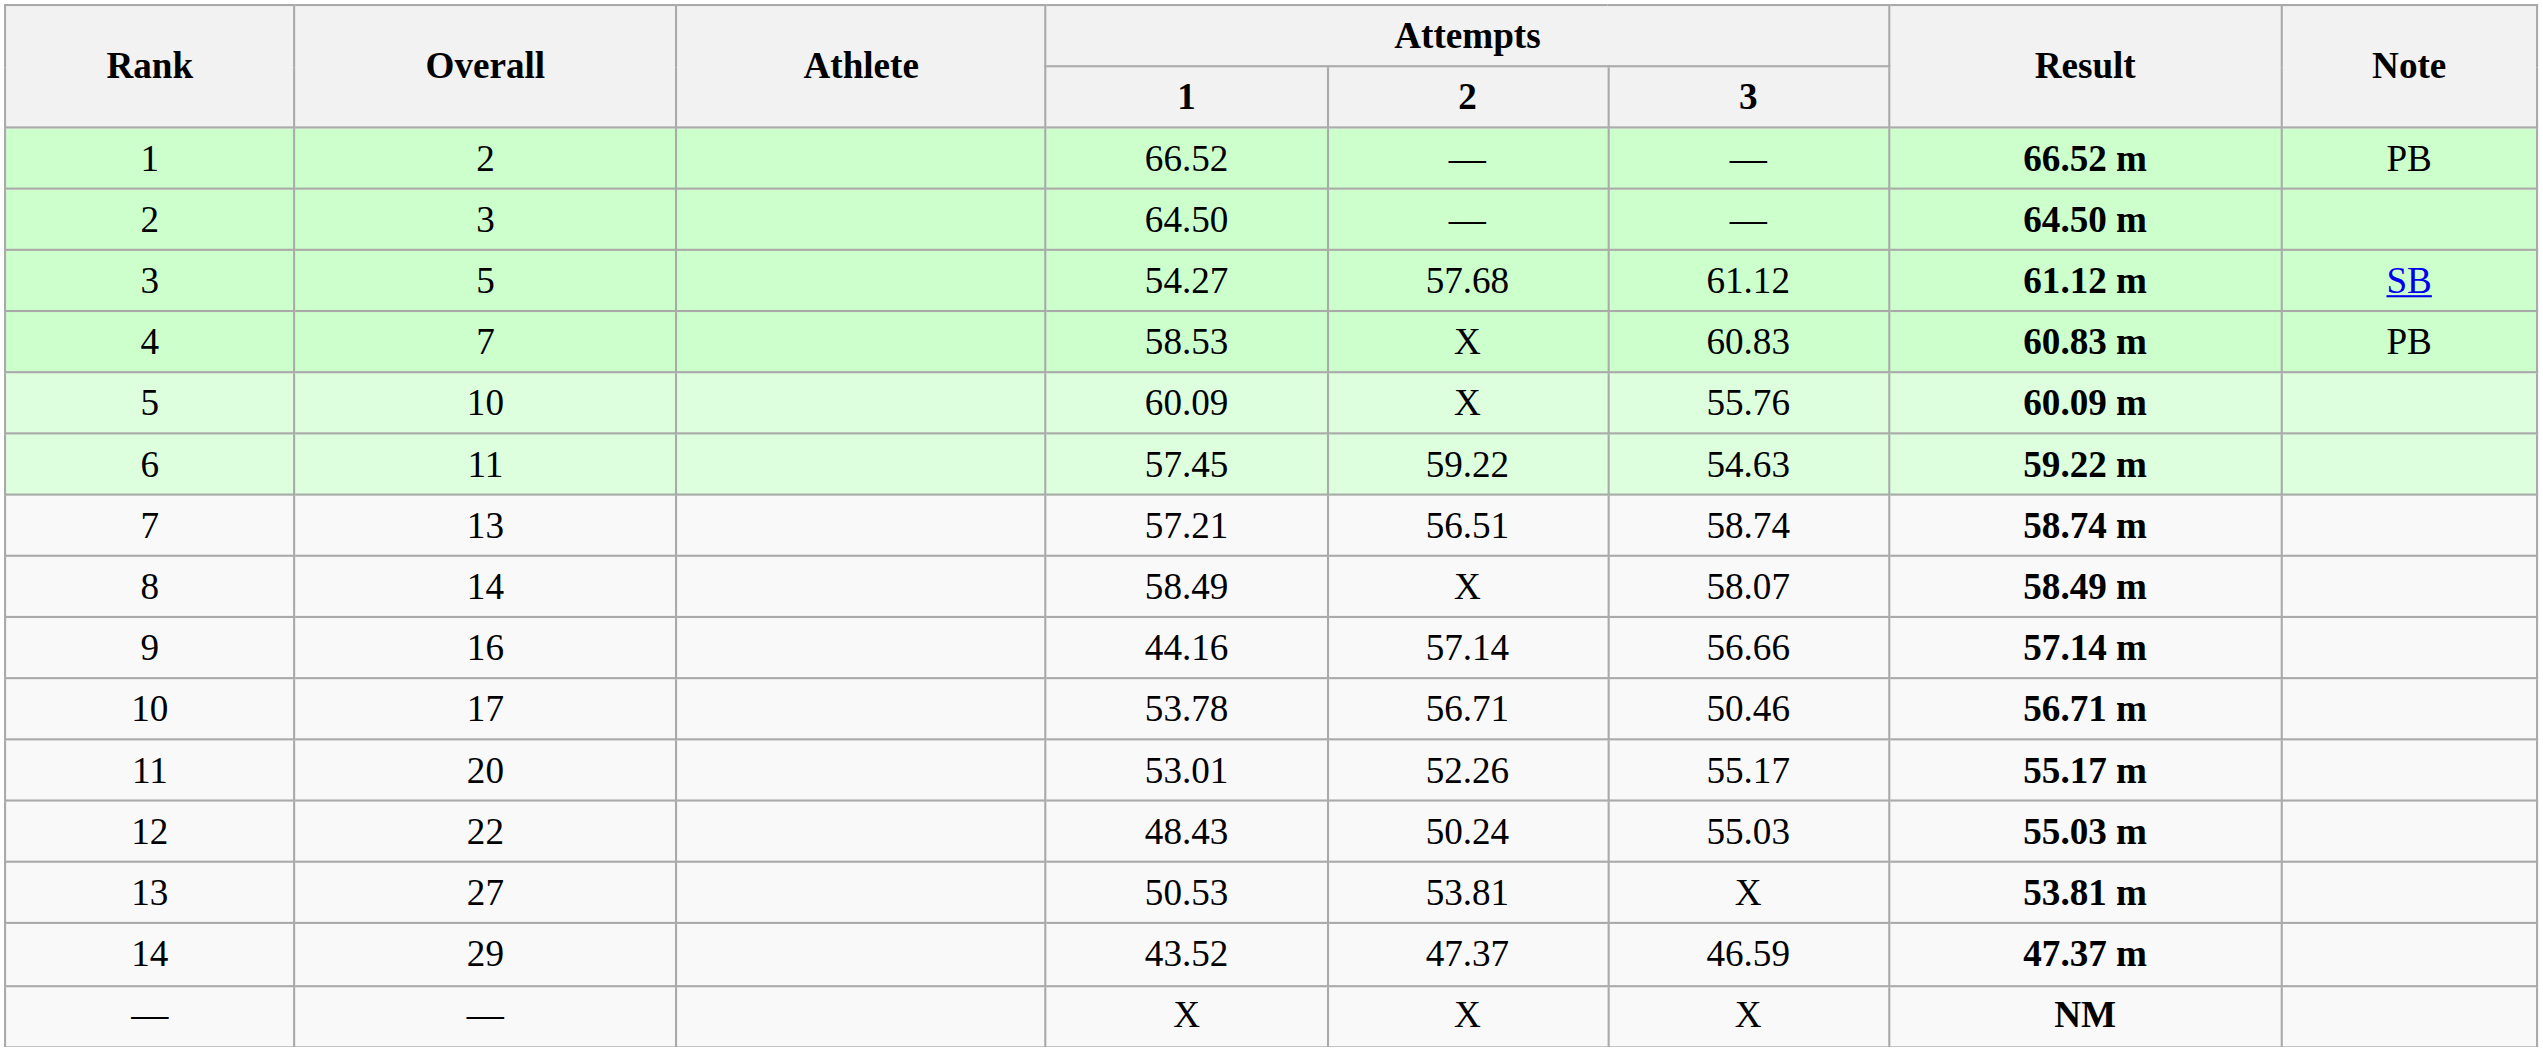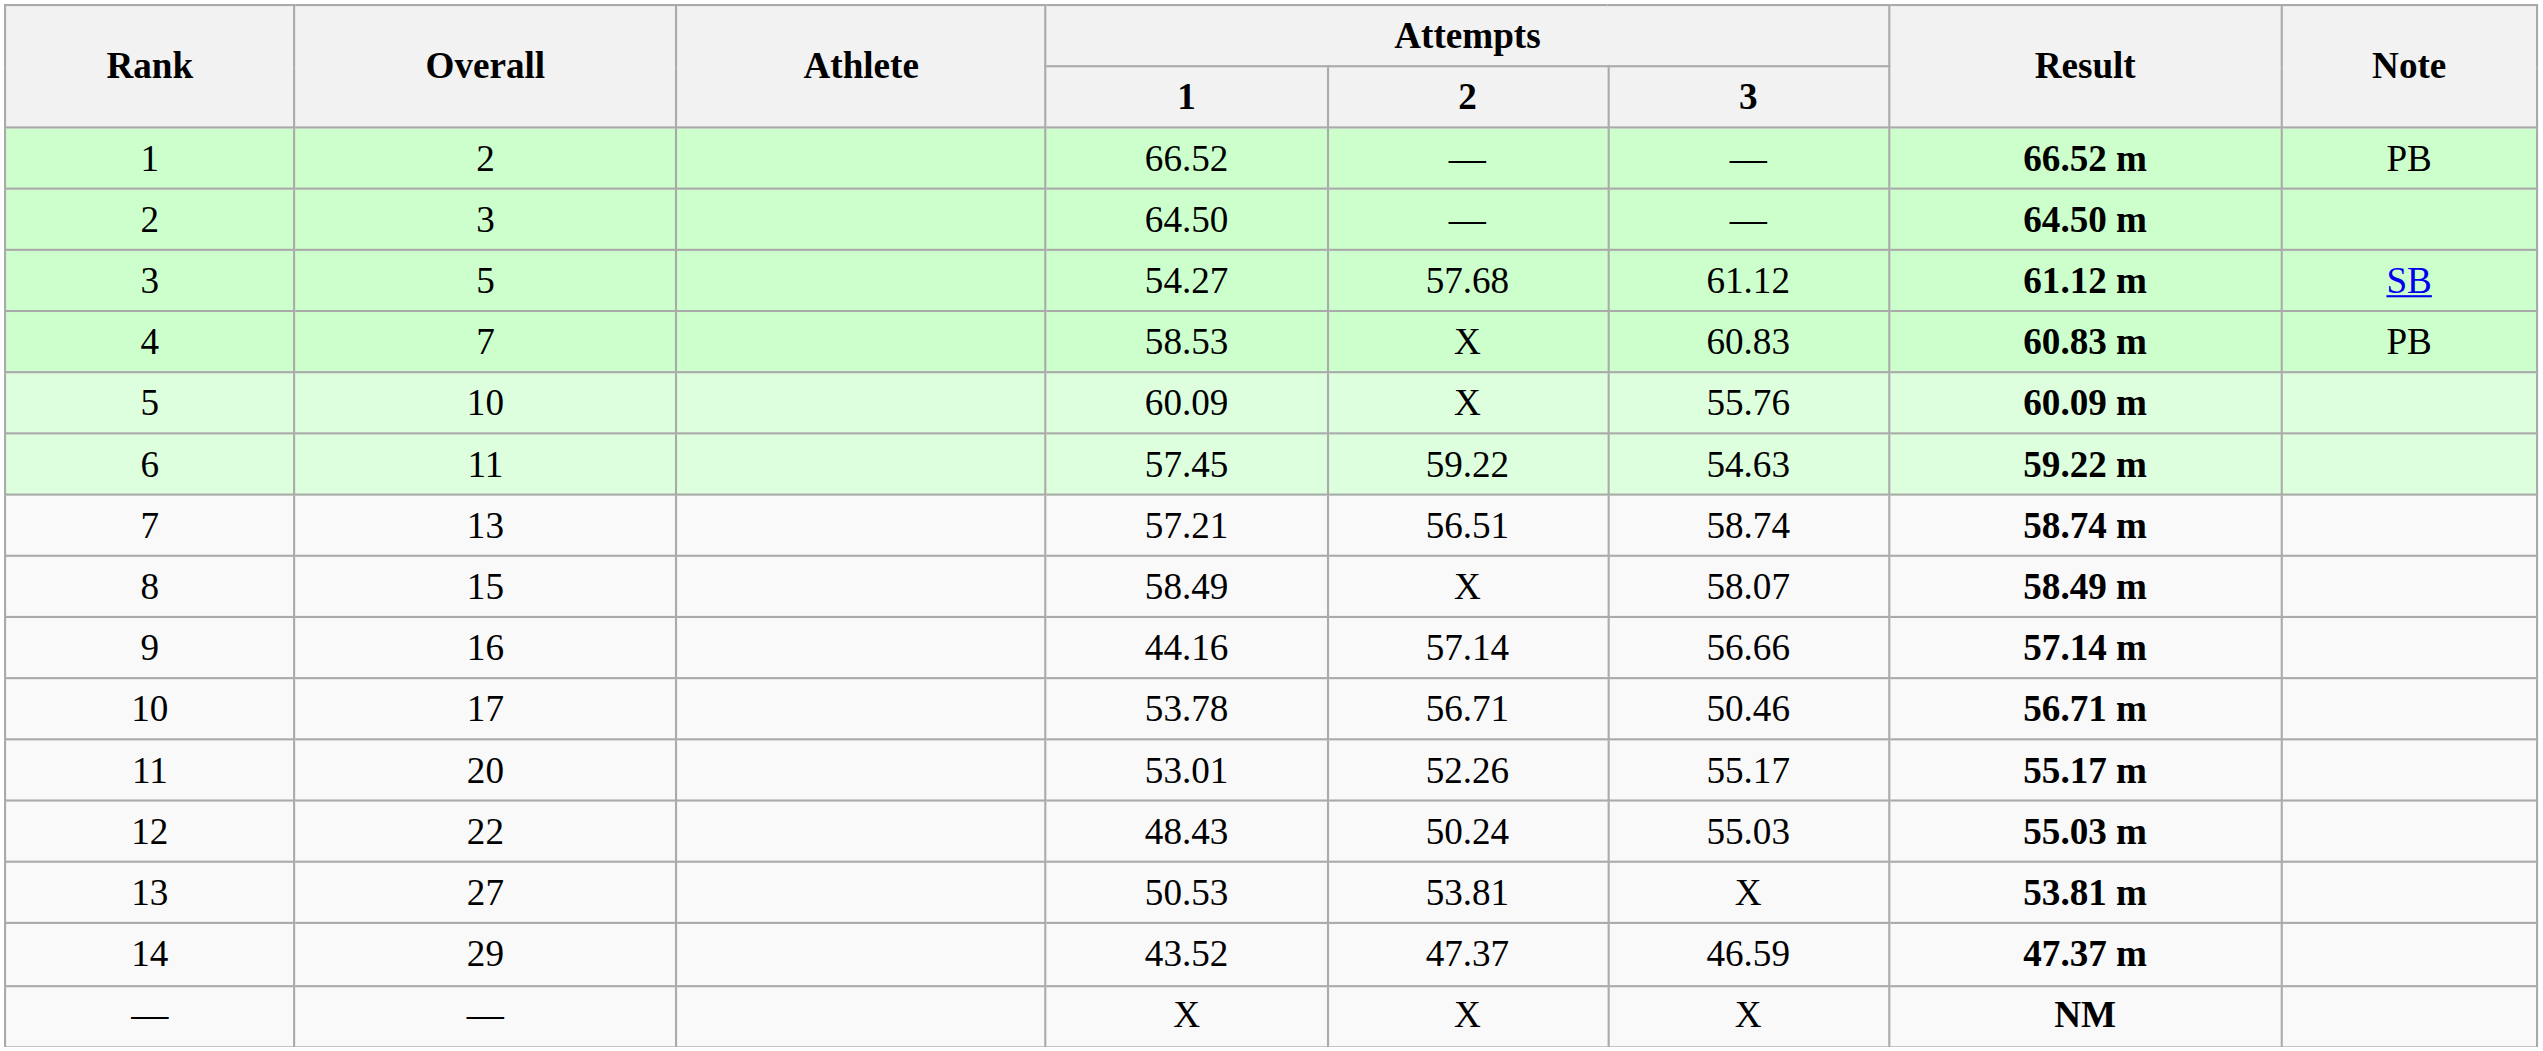(485, 586) 14 -> (485, 586) 15
